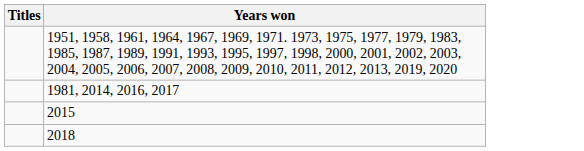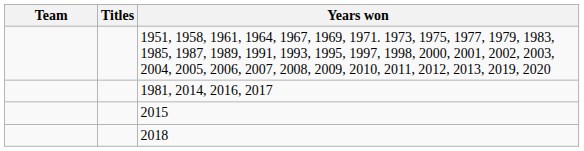+ column: (51, 15)
